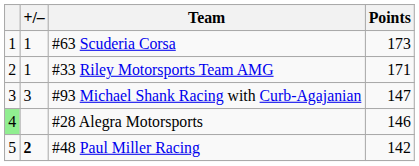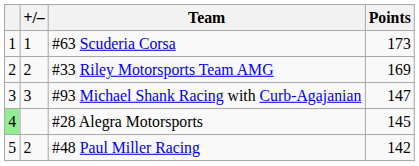(27, 69) 1 -> (27, 69) 2
(399, 69) 171 -> (399, 69) 169
(399, 121) 146 -> (399, 121) 145
(27, 148) bold -> (27, 148) normal
